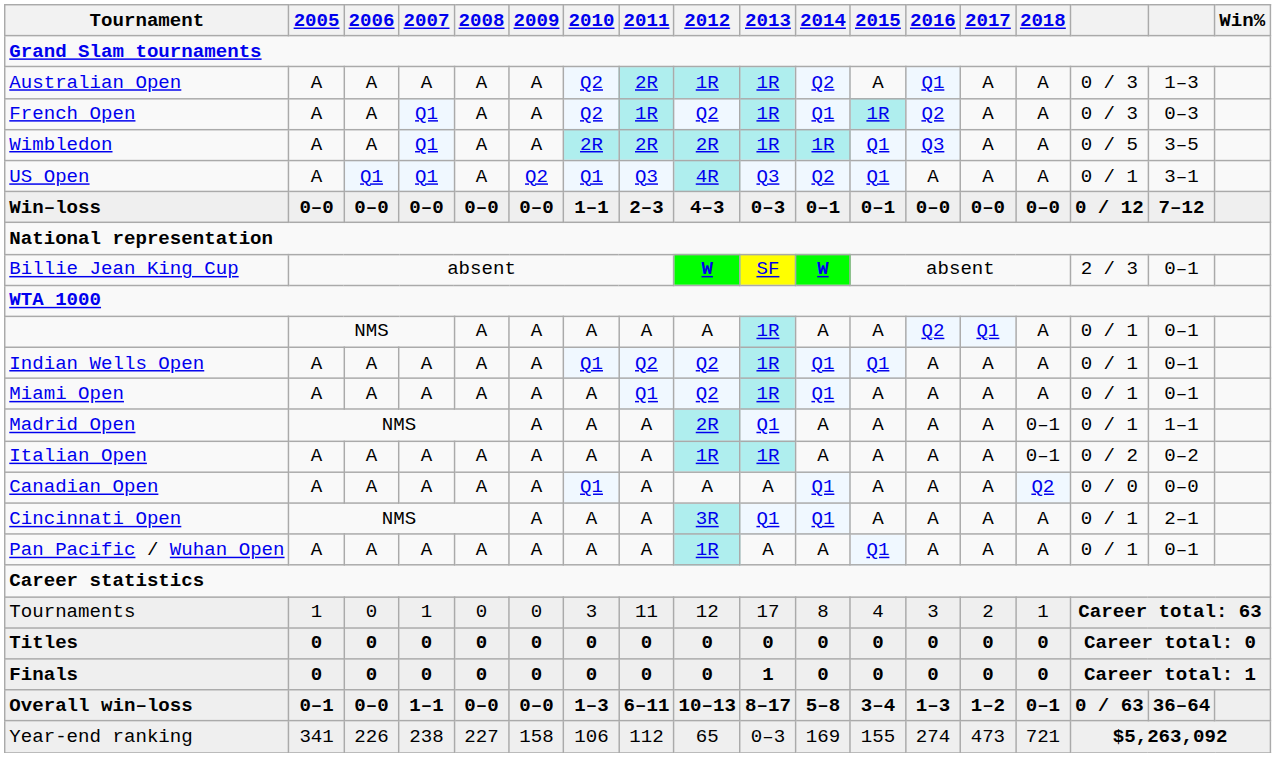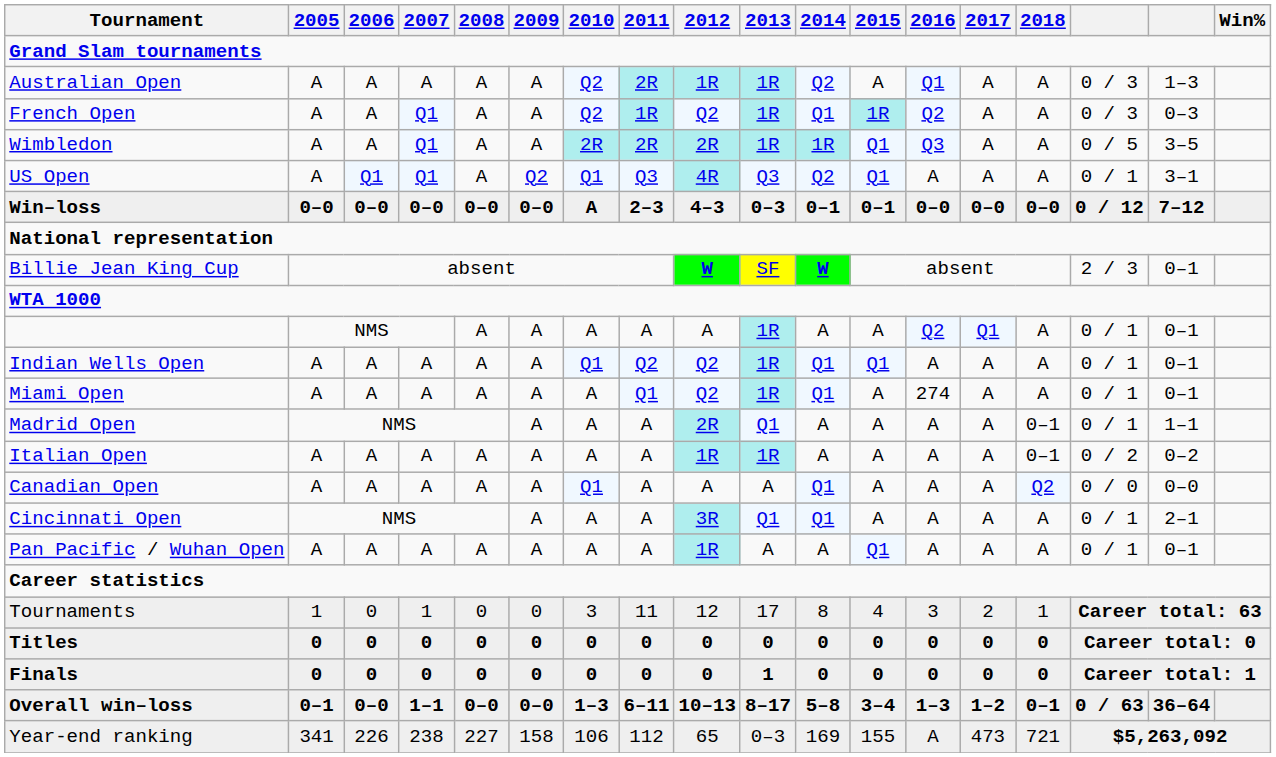(592, 207) 1–1 -> (592, 207) A
(933, 394) A -> (933, 394) 274
(933, 737) 274 -> (933, 737) A
